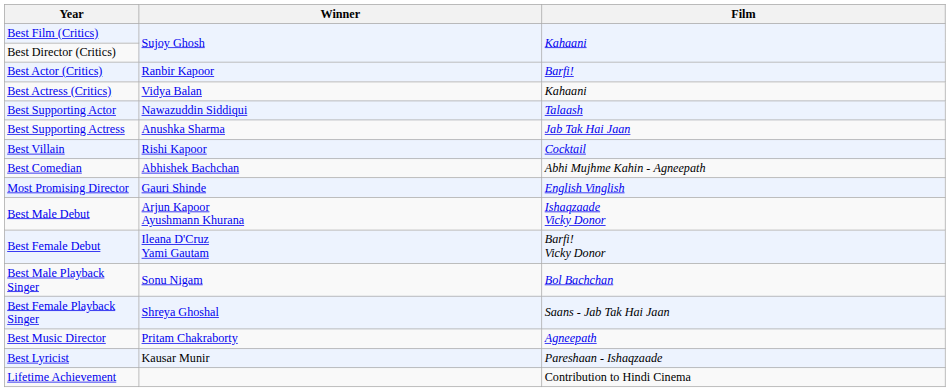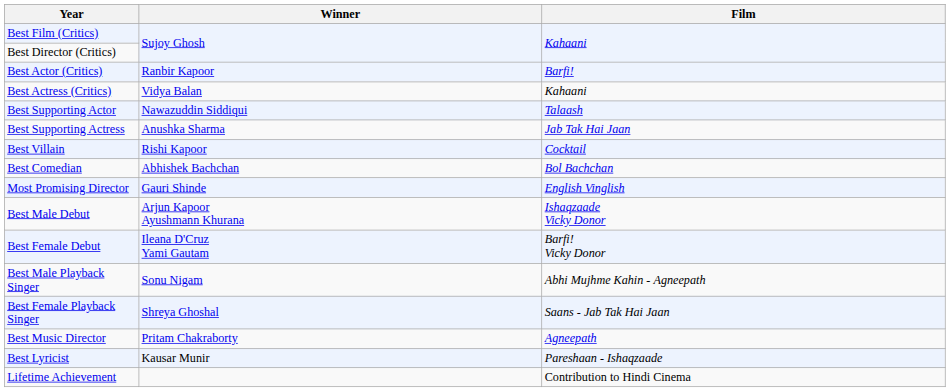(625, 168) Abhi Mujhme Kahin - Agneepath -> (579, 168) Bol Bachchan
(579, 279) Bol Bachchan -> (625, 279) Abhi Mujhme Kahin - Agneepath
